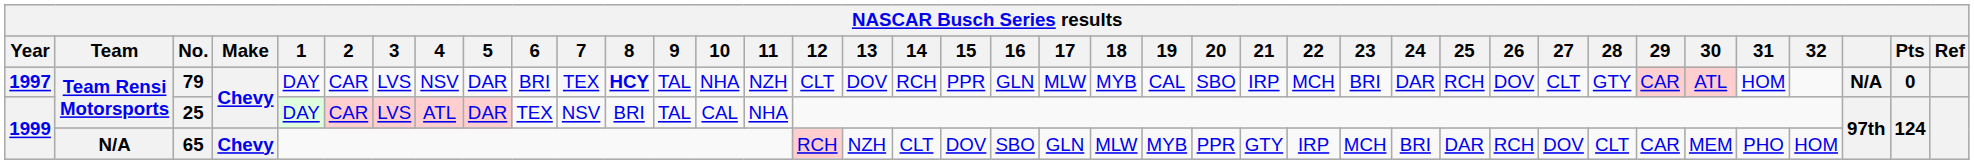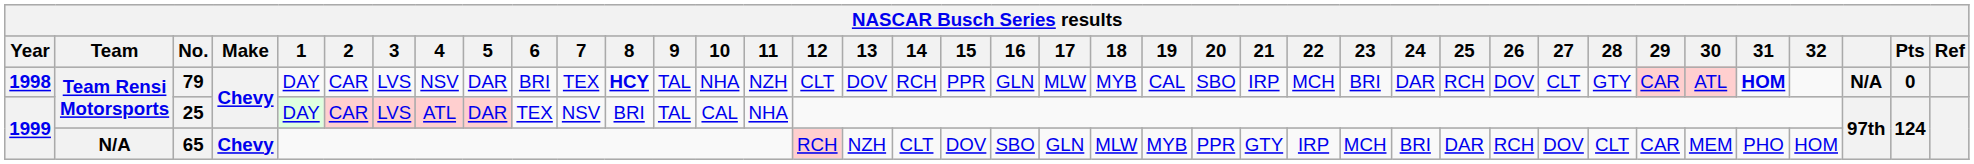(30, 82) 1997 -> (30, 82) 1998
(1763, 82) normal -> (1763, 82) bold
